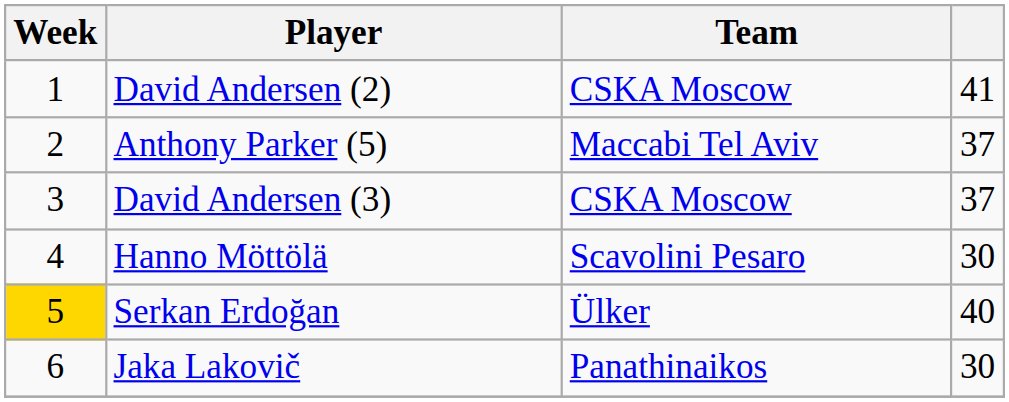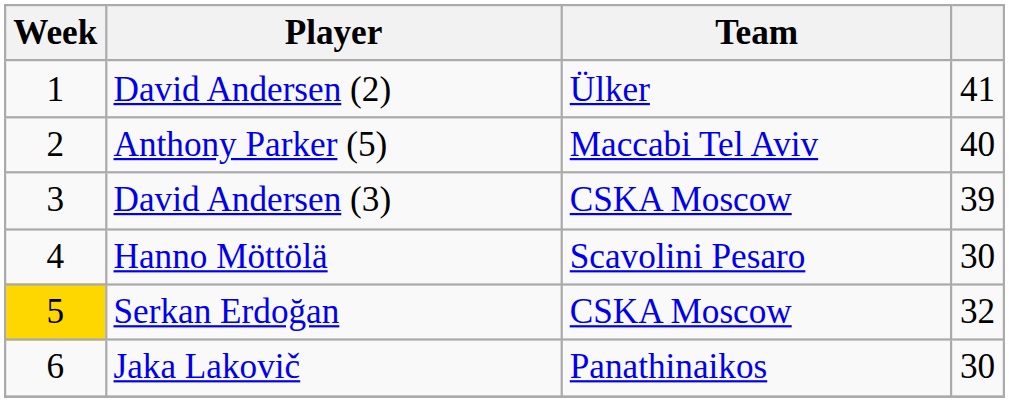(681, 88) CSKA Moscow -> (610, 88) Ülker
(978, 144) 37 -> (978, 144) 40
(978, 199) 37 -> (978, 199) 39
(610, 311) Ülker -> (681, 311) CSKA Moscow
(978, 311) 40 -> (978, 311) 32
